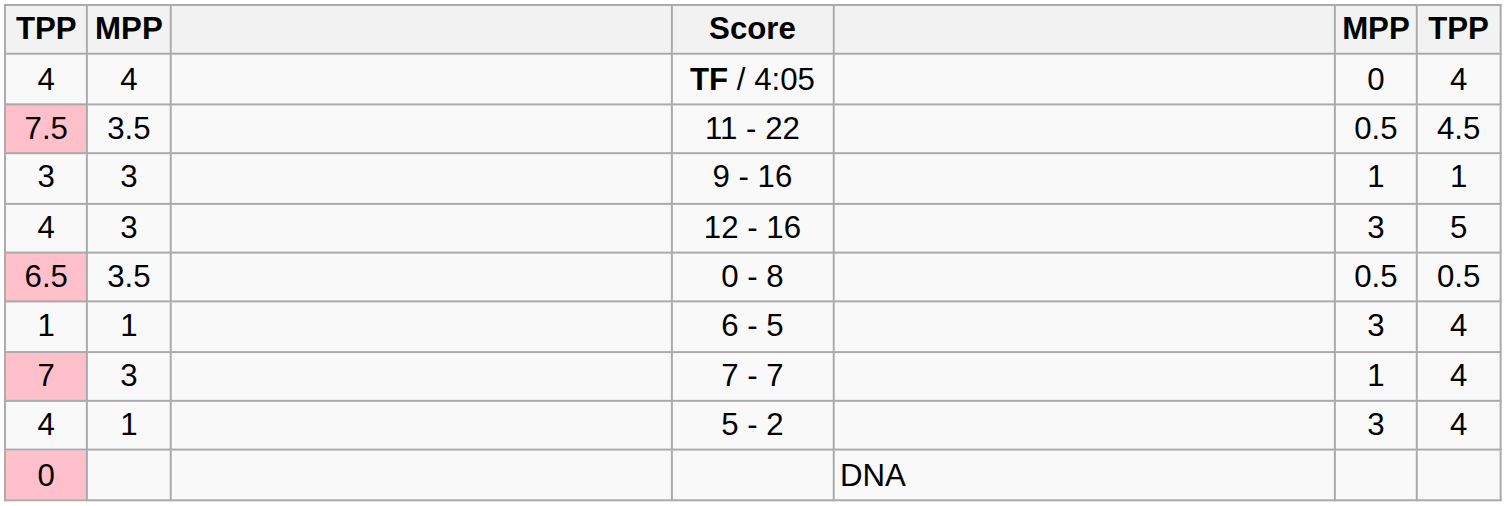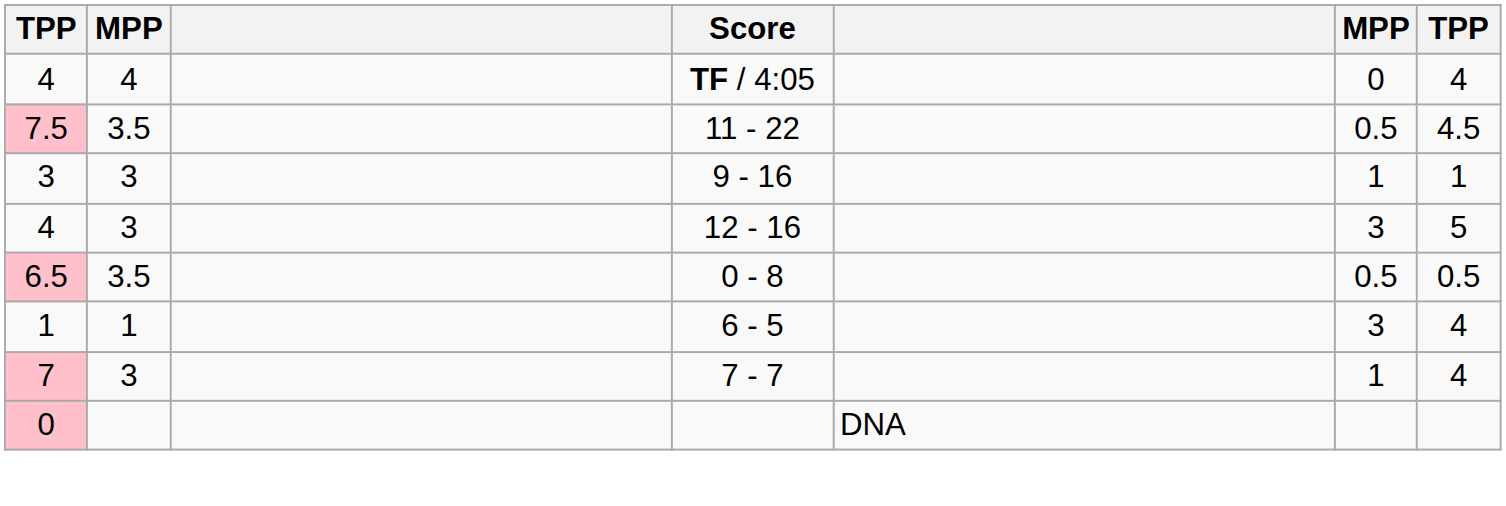- row: (752, 425)
